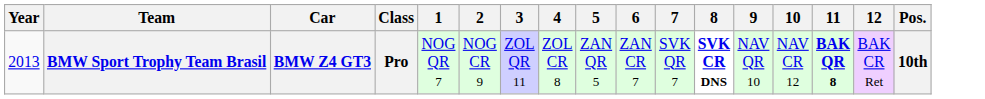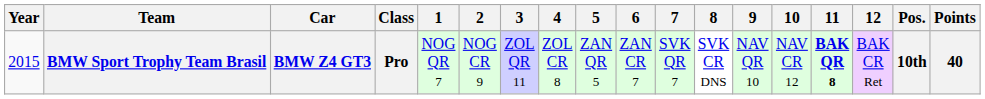+ column: (955, 17)
(24, 62) 2013 -> (24, 62) 2015
(714, 62) bold -> (714, 62) normal
